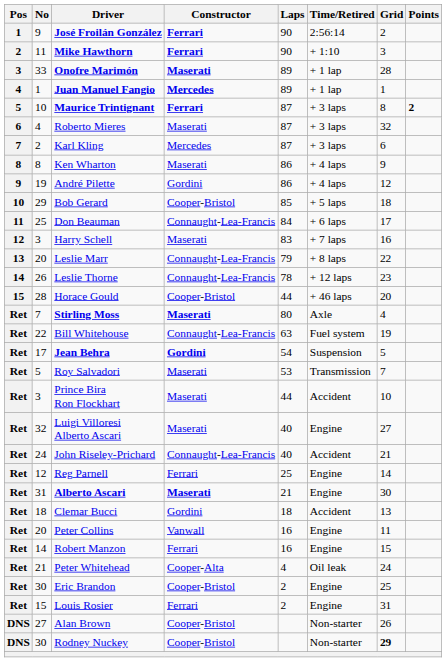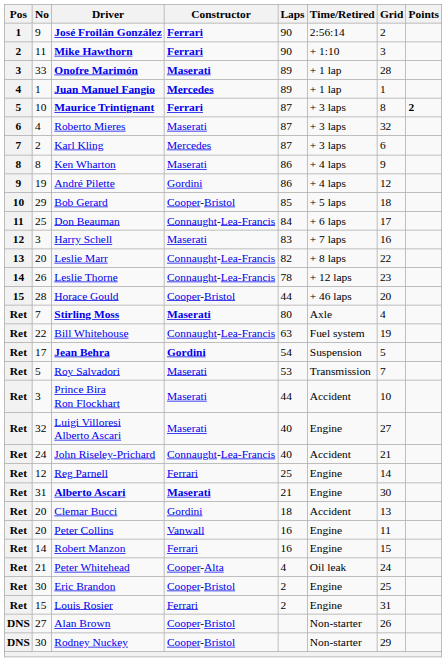(286, 258) 79 -> (286, 258) 82
(41, 511) 18 -> (41, 511) 20
(386, 642) bold -> (386, 642) normal
